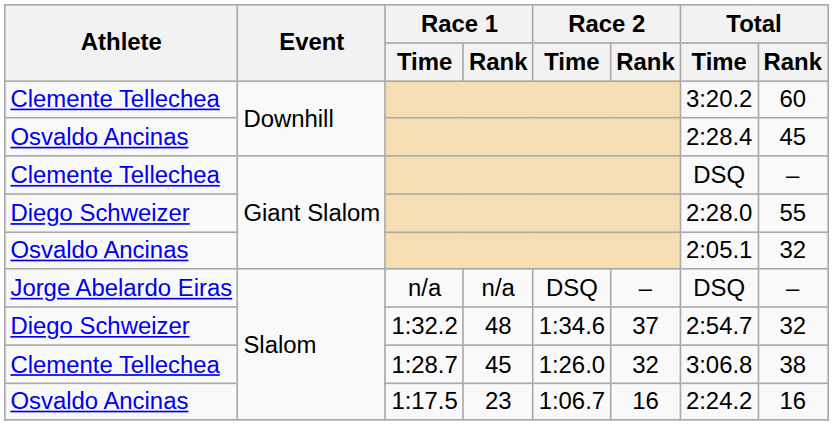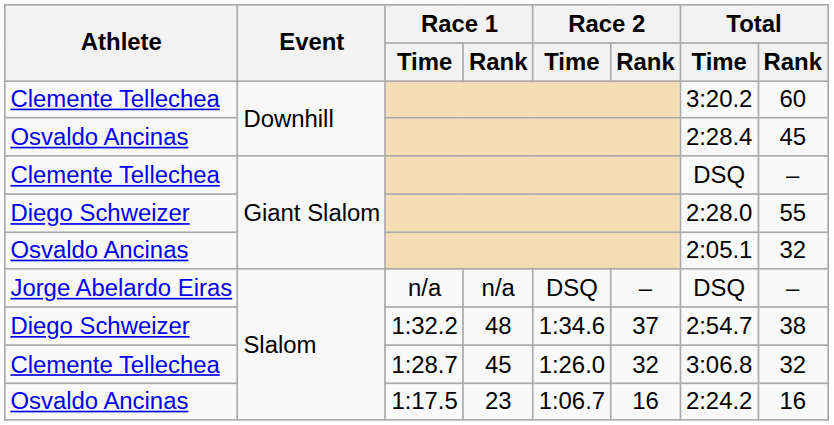(793, 326) 32 -> (793, 326) 38
(793, 364) 38 -> (793, 364) 32
